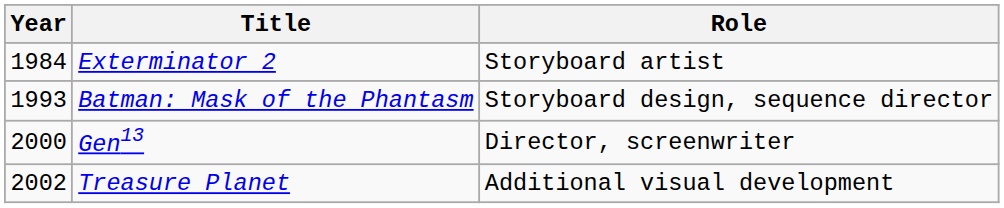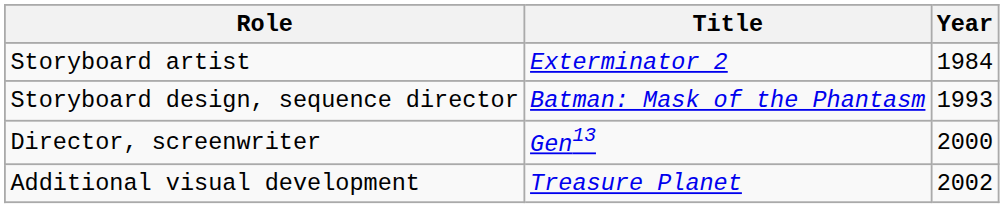columns swapped: (39, 24) <-> (739, 24)
